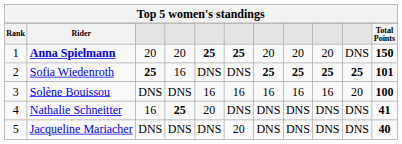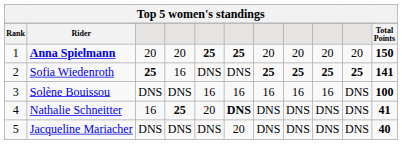(357, 53) DNS -> (357, 53) 20
(384, 72) 101 -> (384, 72) 141
(357, 91) 20 -> (357, 91) DNS
(239, 110) normal -> (239, 110) bold
